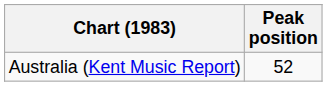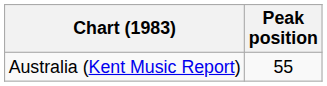(283, 66) 52 -> (283, 66) 55
